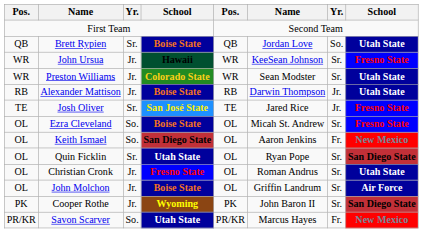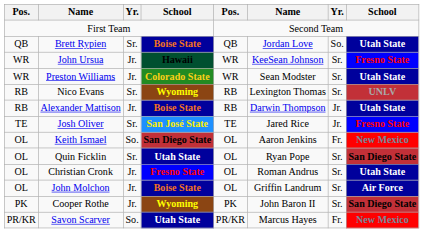+ row: (81, 92)
- row: (81, 124)
